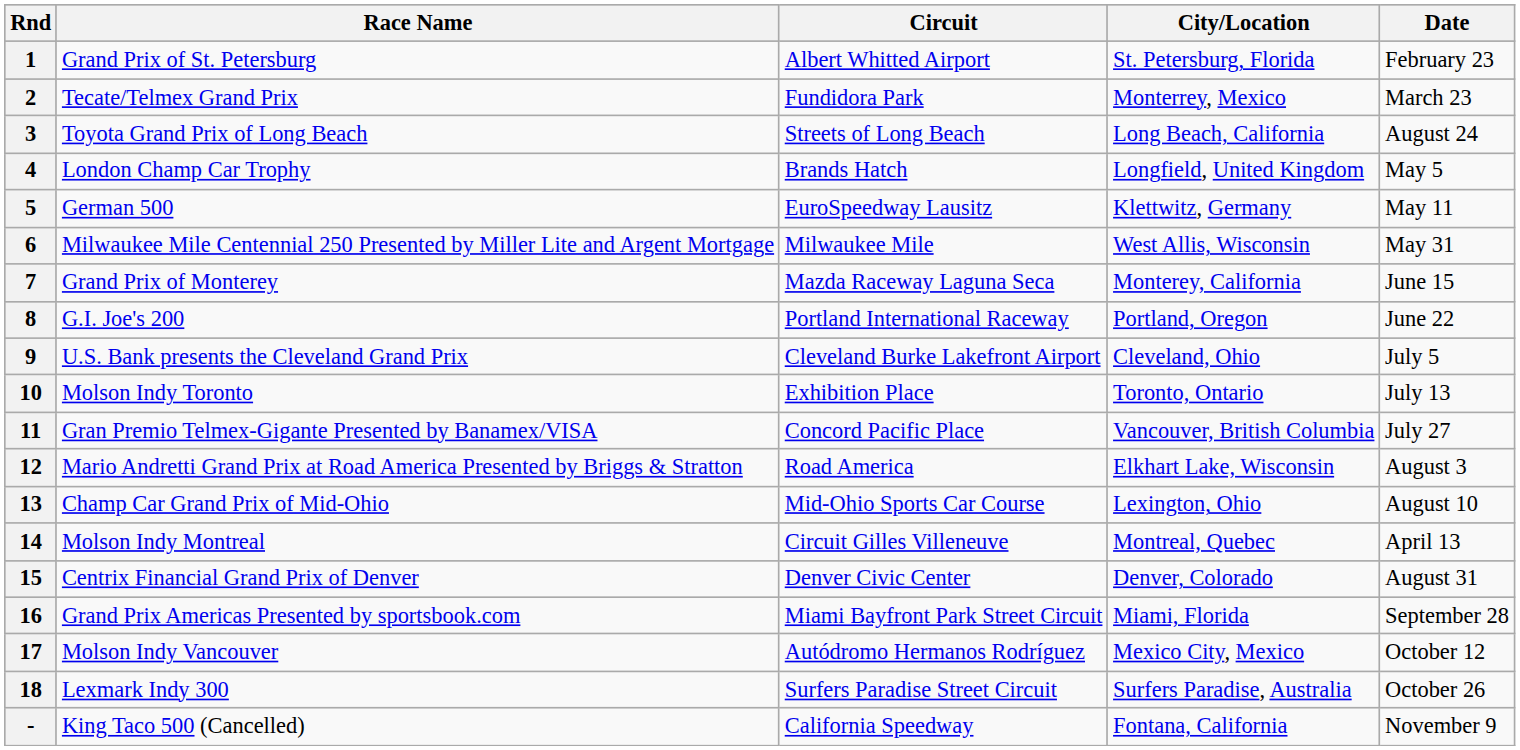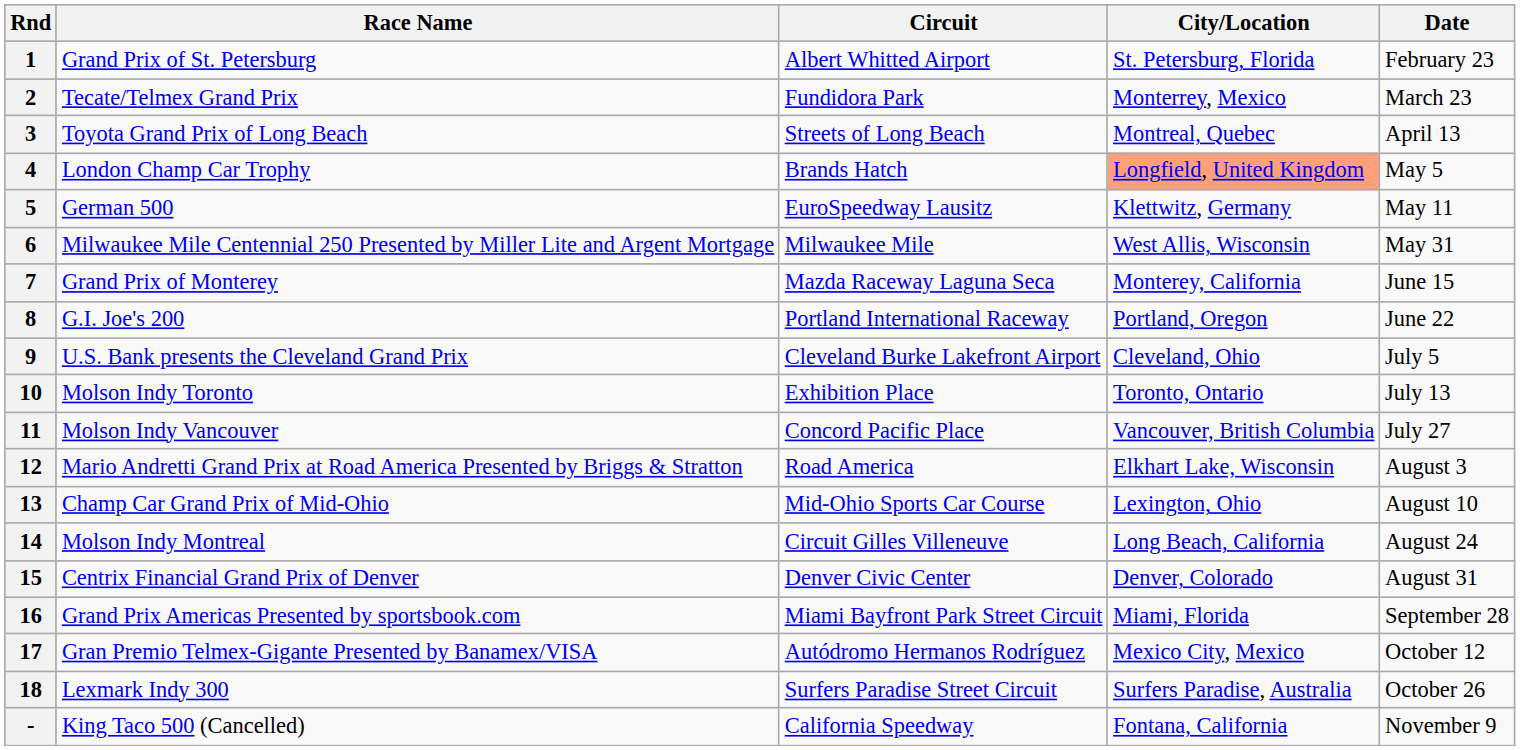(1219, 133) Long Beach, California -> (1194, 133) Montreal, Quebec
(1431, 133) August 24 -> (1423, 133) April 13
(1239, 170) no background -> (1239, 170) lightsalmon background
(330, 429) Gran Premio Telmex-Gigante Presented by Banamex/VISA -> (170, 429) Molson Indy Vancouver
(1194, 540) Montreal, Quebec -> (1219, 540) Long Beach, California
(1423, 540) April 13 -> (1431, 540) August 24
(170, 651) Molson Indy Vancouver -> (330, 651) Gran Premio Telmex-Gigante Presented by Banamex/VISA
